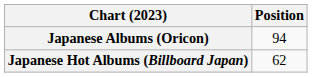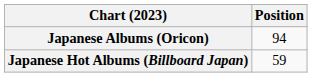(279, 60) 62 -> (279, 60) 59
